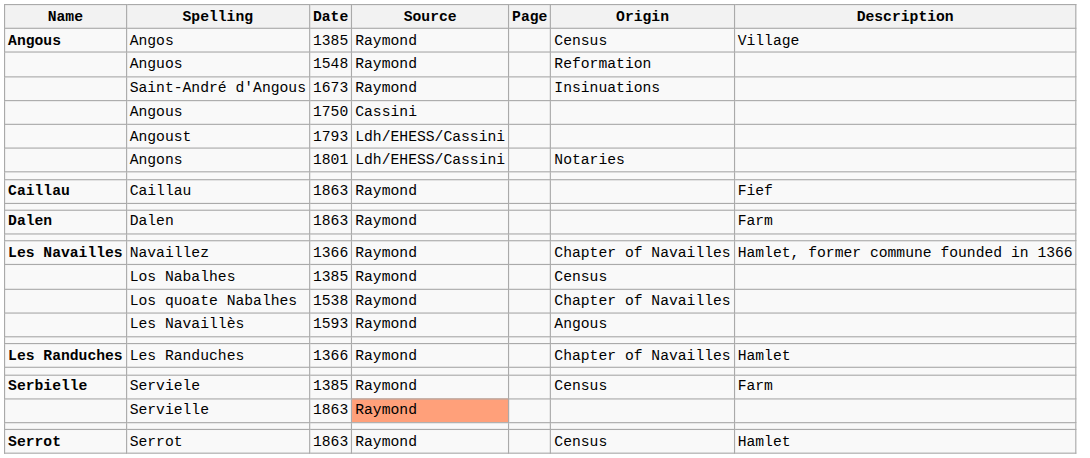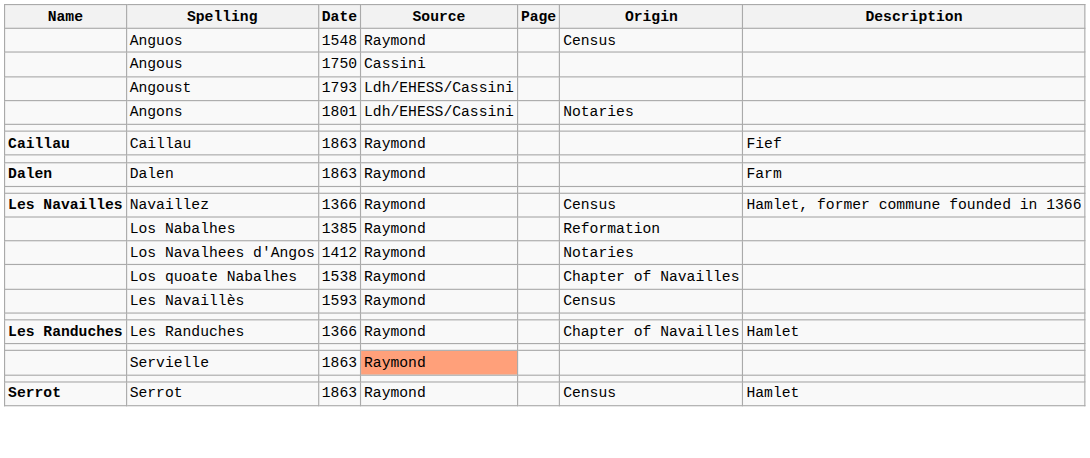- row: (152, 40)
(603, 64) Reformation -> (590, 40) Census
- row: (218, 88)
(643, 253) Chapter of Navailles -> (590, 205) Census
(581, 277) Census -> (612, 229) Reformation
+ row: (222, 253)
(581, 325) Angous -> (590, 301) Census
- row: (165, 387)
